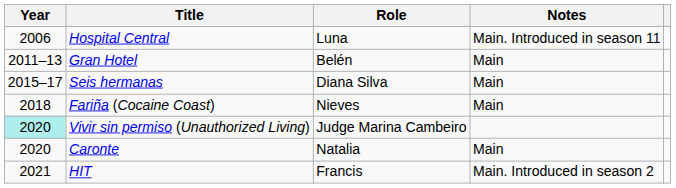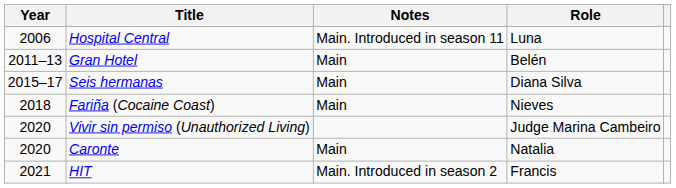columns swapped: (391, 15) <-> (567, 15)
(35, 127) paleturquoise background -> (35, 127) no background
